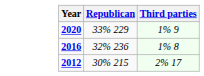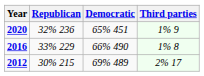+ column: (110, 13)
(110, 30) 33% 229 -> (56, 30) 32% 236
(110, 46) 32% 236 -> (56, 46) 33% 229
